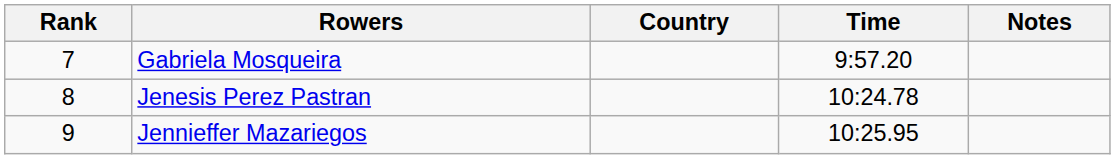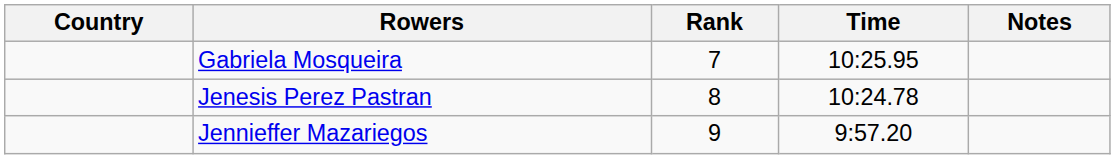columns swapped: (68, 23) <-> (684, 23)
(873, 60) 9:57.20 -> (873, 60) 10:25.95
(873, 134) 10:25.95 -> (873, 134) 9:57.20
